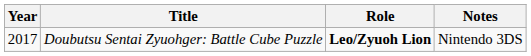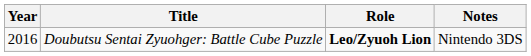(23, 39) 2017 -> (23, 39) 2016
